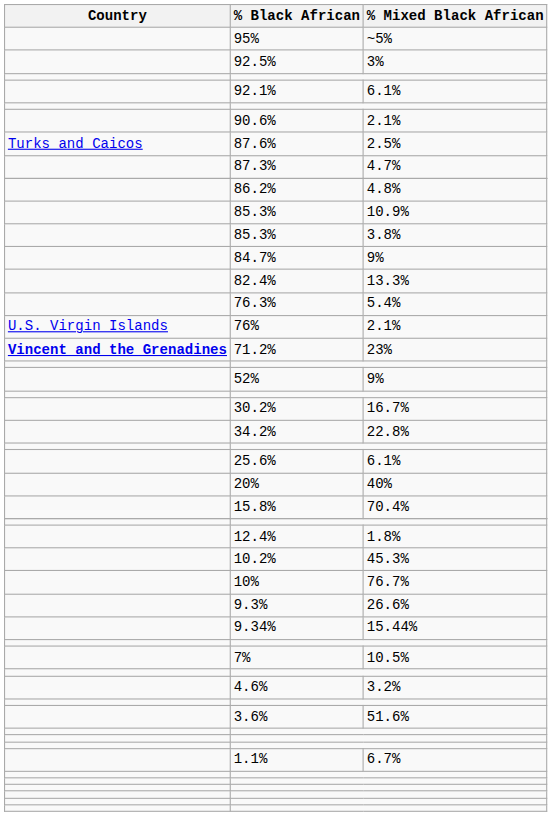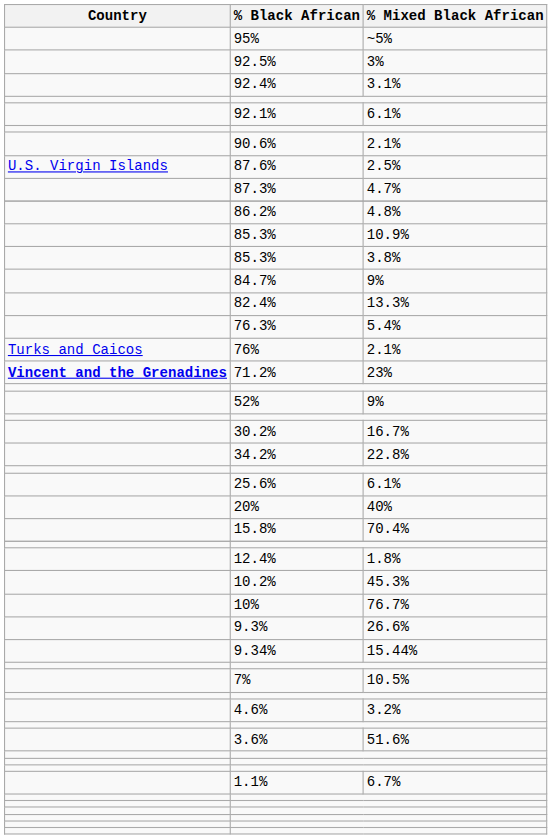+ row: (255, 85)
(75, 144) Turks and Caicos -> (88, 167) U.S. Virgin Islands
(88, 327) U.S. Virgin Islands -> (75, 350) Turks and Caicos
